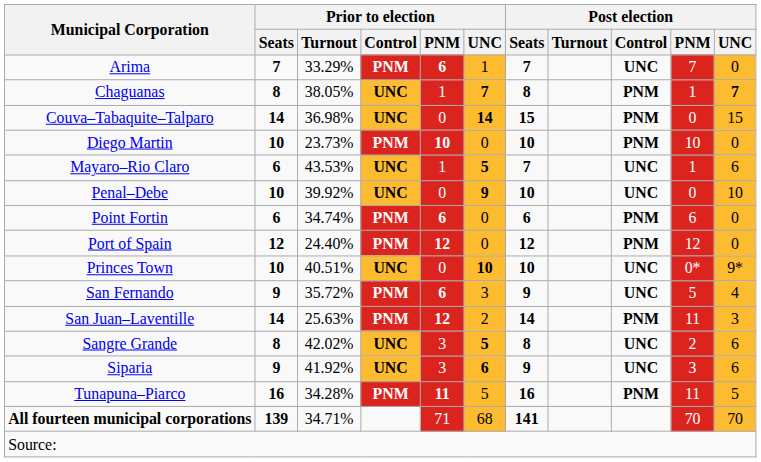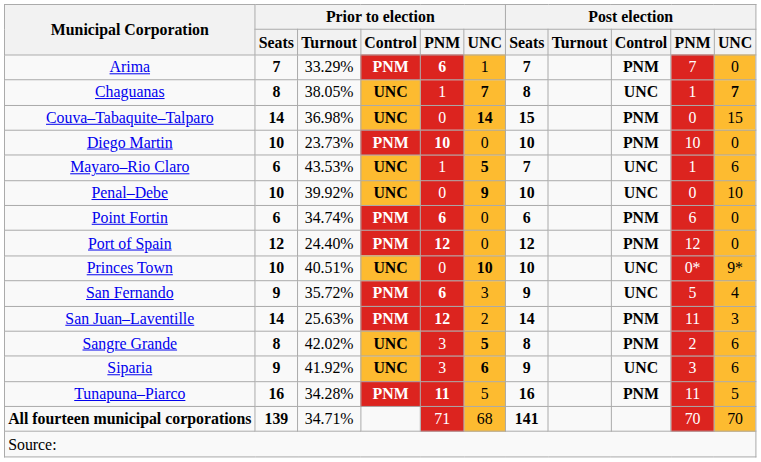(641, 67) UNC -> (641, 67) PNM
(641, 92) PNM -> (641, 92) UNC
(641, 343) UNC -> (641, 343) PNM
